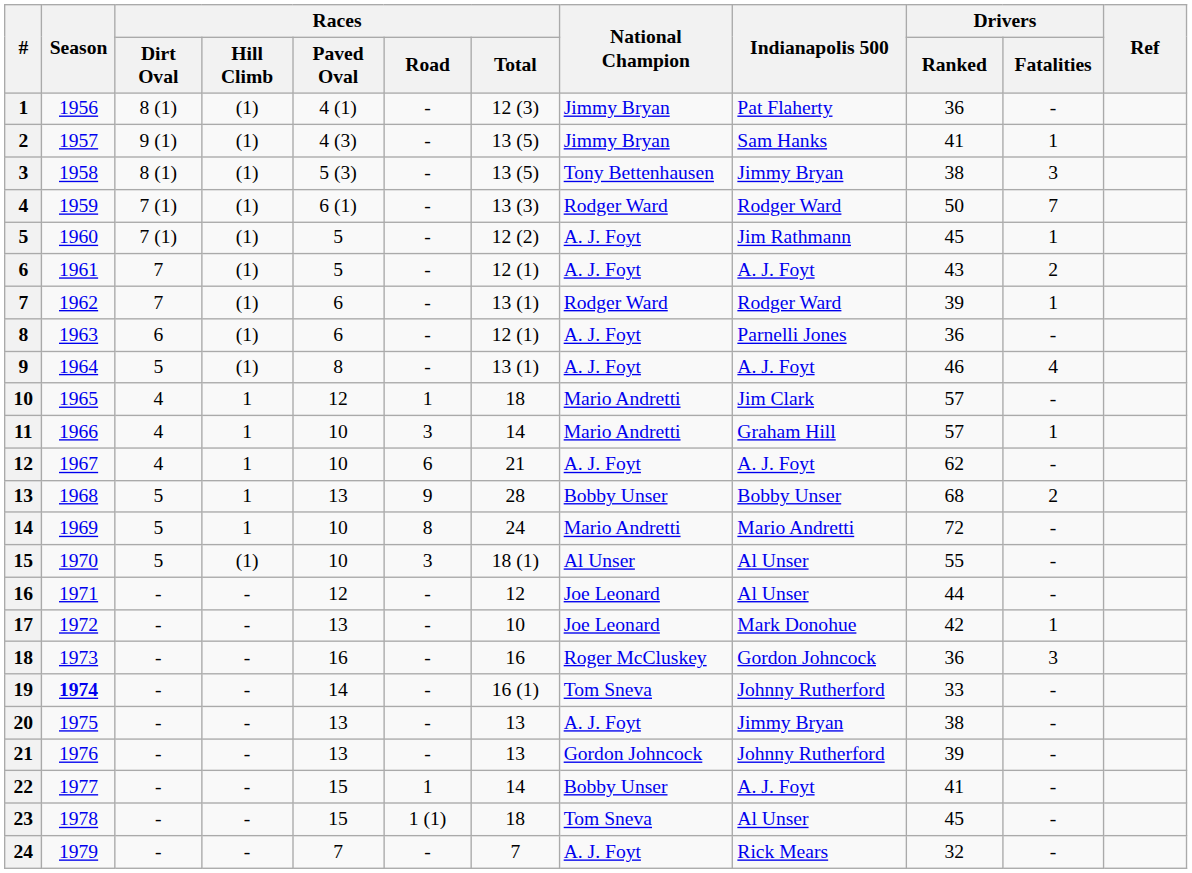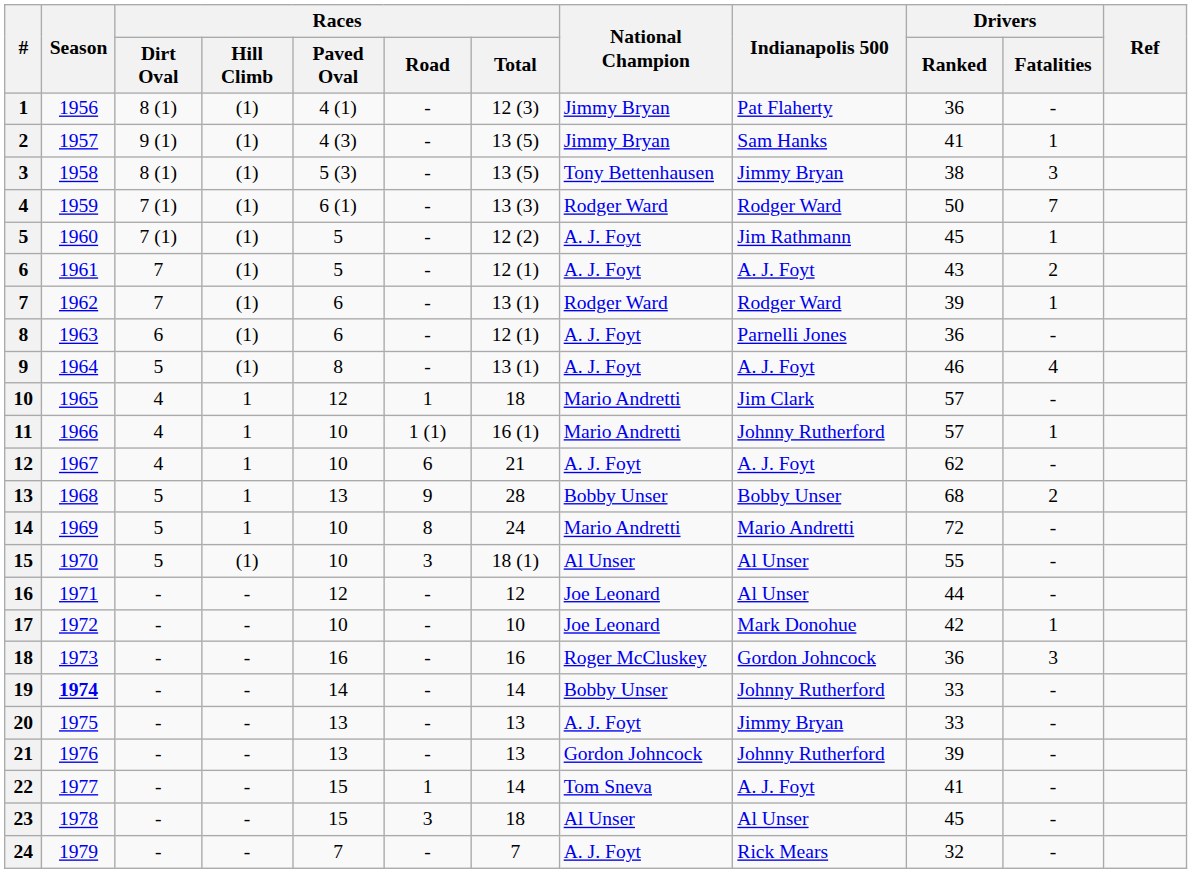(428, 431) 3 -> (428, 431) 1 (1)
(515, 431) 14 -> (515, 431) 16 (1)
(787, 431) Graham Hill -> (811, 431) Johnny Rutherford
(338, 625) 13 -> (338, 625) 10
(515, 690) 16 (1) -> (515, 690) 14
(608, 690) Tom Sneva -> (616, 690) Bobby Unser
(954, 722) 38 -> (954, 722) 33
(616, 787) Bobby Unser -> (608, 787) Tom Sneva
(428, 819) 1 (1) -> (428, 819) 3
(608, 819) Tom Sneva -> (599, 819) Al Unser
